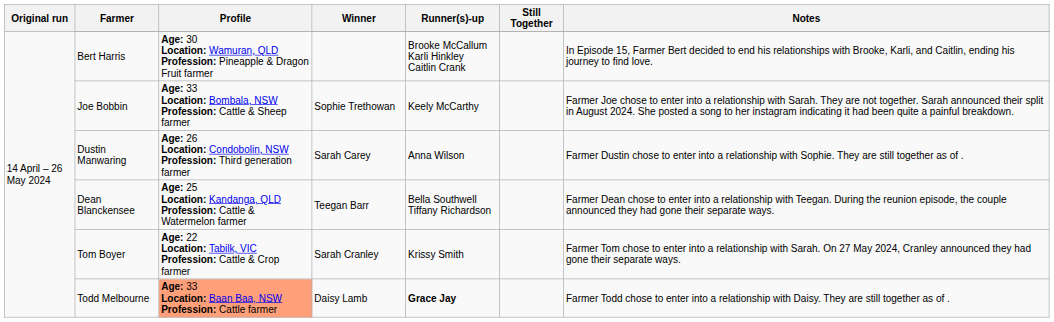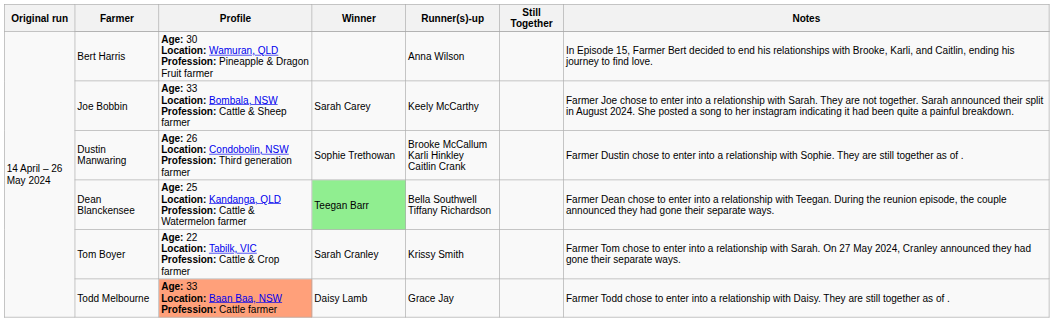(448, 56) Brooke McCallum Karli Hinkley Caitlin Crank -> (436, 56) Anna Wilson
(355, 106) Sophie Trethowan -> (342, 106) Sarah Carey
(342, 155) Sarah Carey -> (355, 155) Sophie Trethowan
(436, 155) Anna Wilson -> (448, 155) Brooke McCallum Karli Hinkley Caitlin Crank
(342, 205) no background -> (342, 205) lightgreen background
(432, 298) bold -> (431, 298) normal
